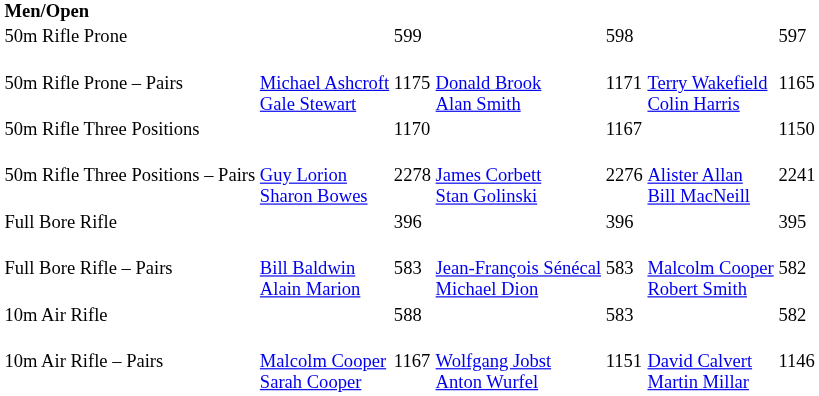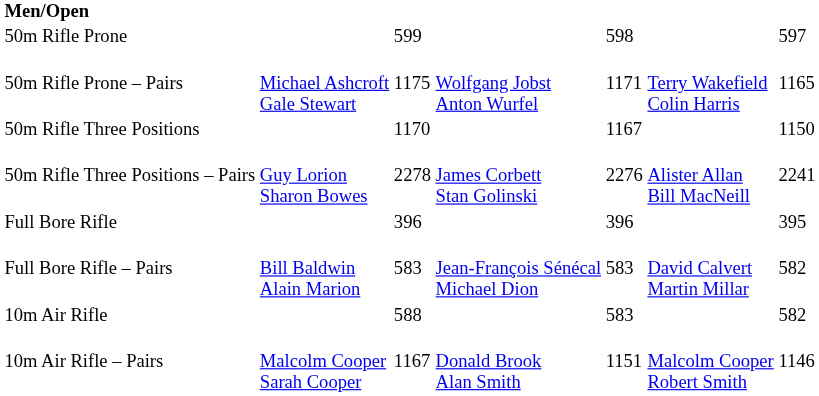(488, 93) Donald Brook Alan Smith -> (493, 93) Wolfgang Jobst Anton Wurfel
(711, 278) Malcolm Cooper Robert Smith -> (700, 278) David Calvert Martin Millar
(493, 371) Wolfgang Jobst Anton Wurfel -> (488, 371) Donald Brook Alan Smith
(700, 371) David Calvert Martin Millar -> (711, 371) Malcolm Cooper Robert Smith
